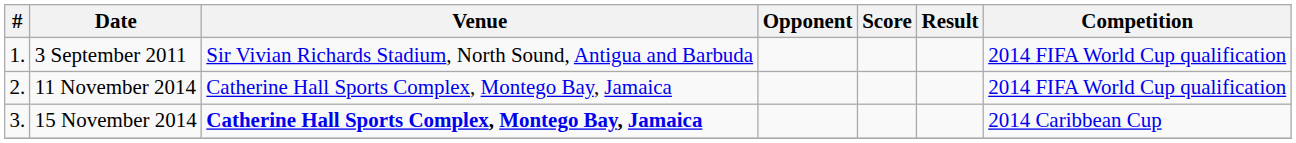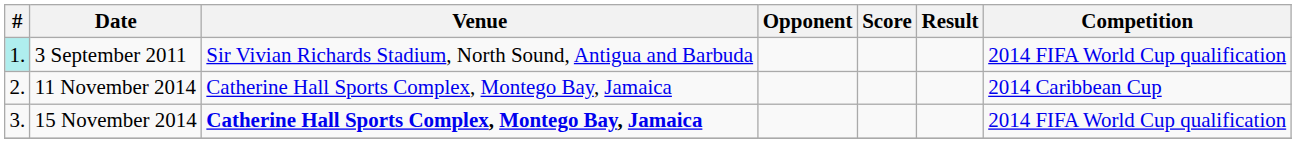(17, 54) no background -> (17, 54) paleturquoise background
(1137, 87) 2014 FIFA World Cup qualification -> (1075, 87) 2014 Caribbean Cup
(1075, 120) 2014 Caribbean Cup -> (1137, 120) 2014 FIFA World Cup qualification
